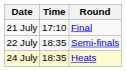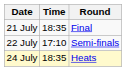(54, 27) 17:10 -> (54, 27) 18:35
(54, 43) 18:35 -> (54, 43) 17:10
